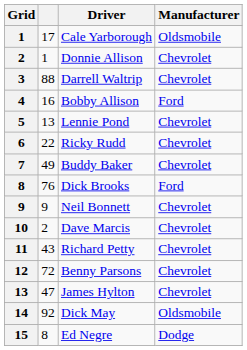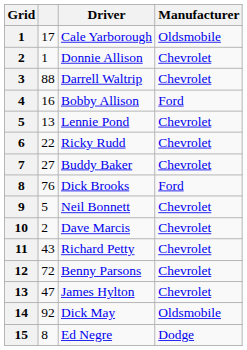(48, 164) 49 -> (48, 164) 27
(45, 206) 9 -> (45, 206) 5
